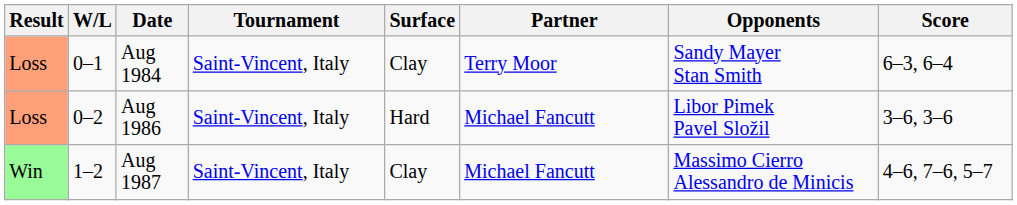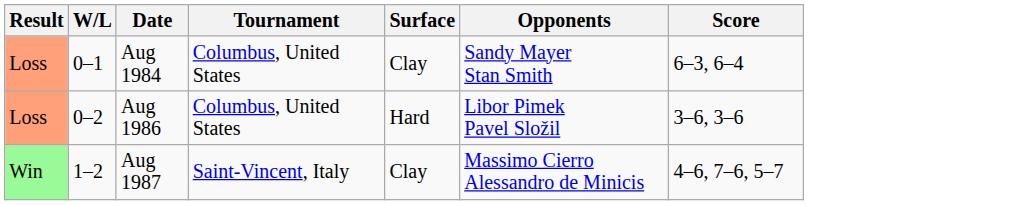- column: (564, 20)
(271, 63) Saint-Vincent, Italy -> (266, 63) Columbus, United States
(271, 117) Saint-Vincent, Italy -> (266, 117) Columbus, United States
